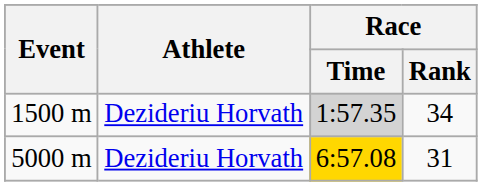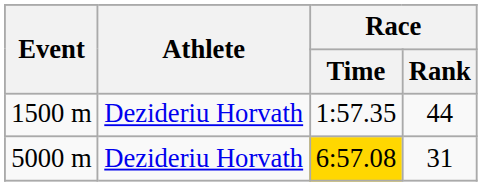(356, 114) lightgrey background -> (356, 114) no background
(440, 114) 34 -> (440, 114) 44
